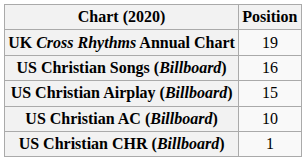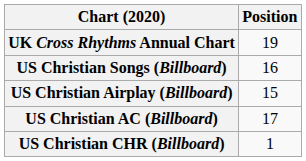(270, 118) 10 -> (270, 118) 17
